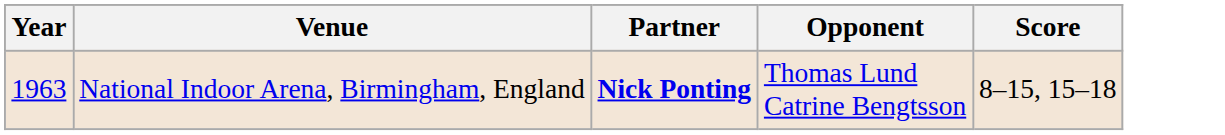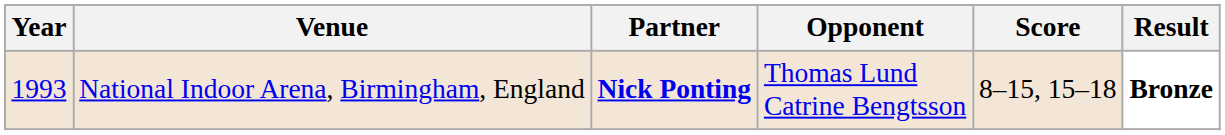+ column: (1171, 27)
(39, 89) 1963 -> (39, 89) 1993
